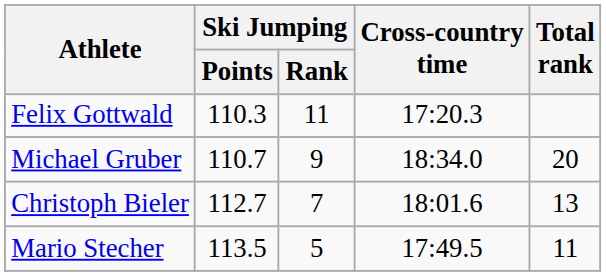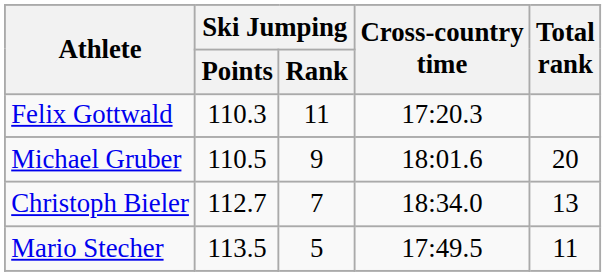(237, 159) 110.7 -> (237, 159) 110.5
(442, 159) 18:34.0 -> (442, 159) 18:01.6
(442, 203) 18:01.6 -> (442, 203) 18:34.0
